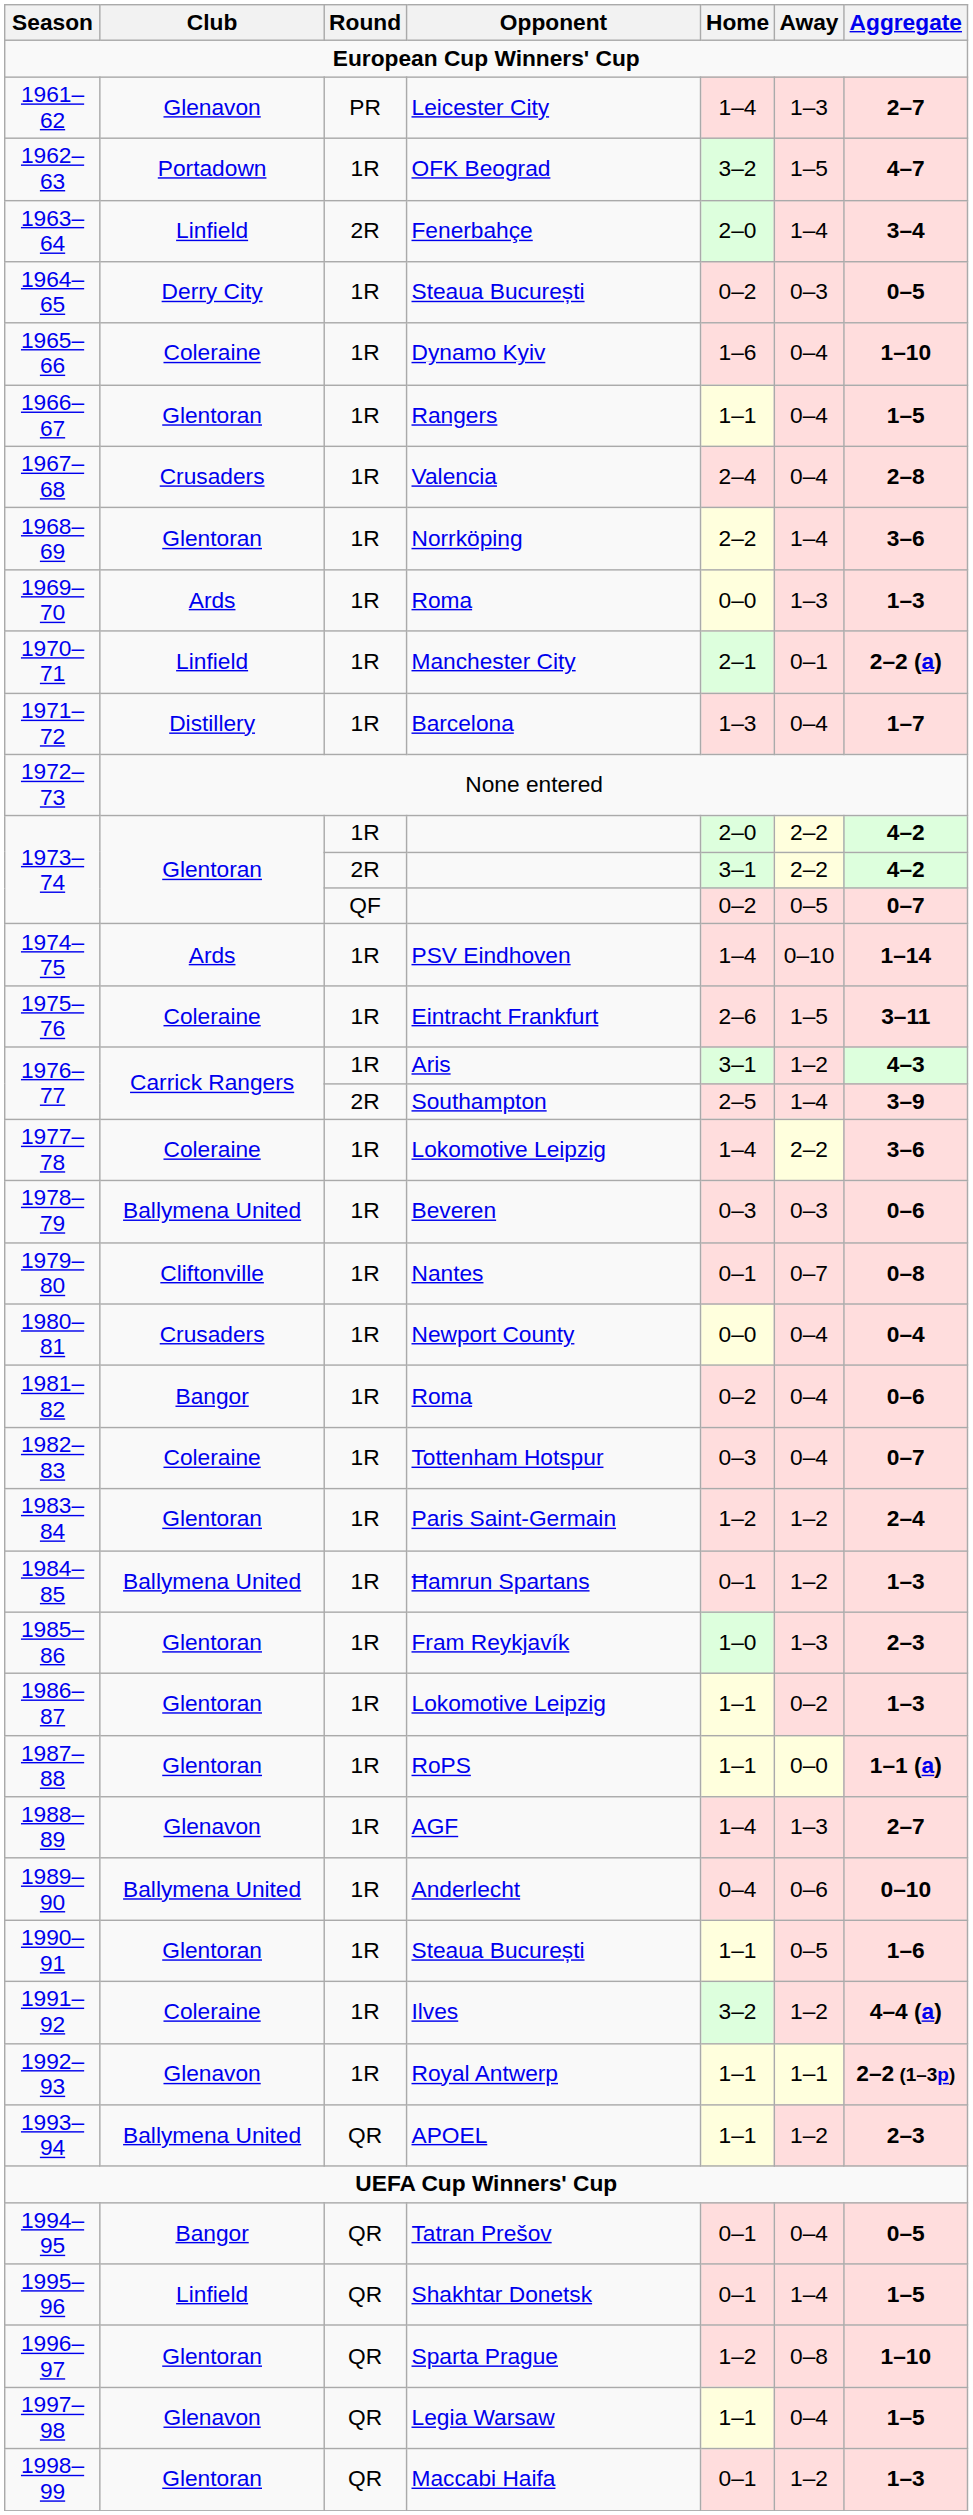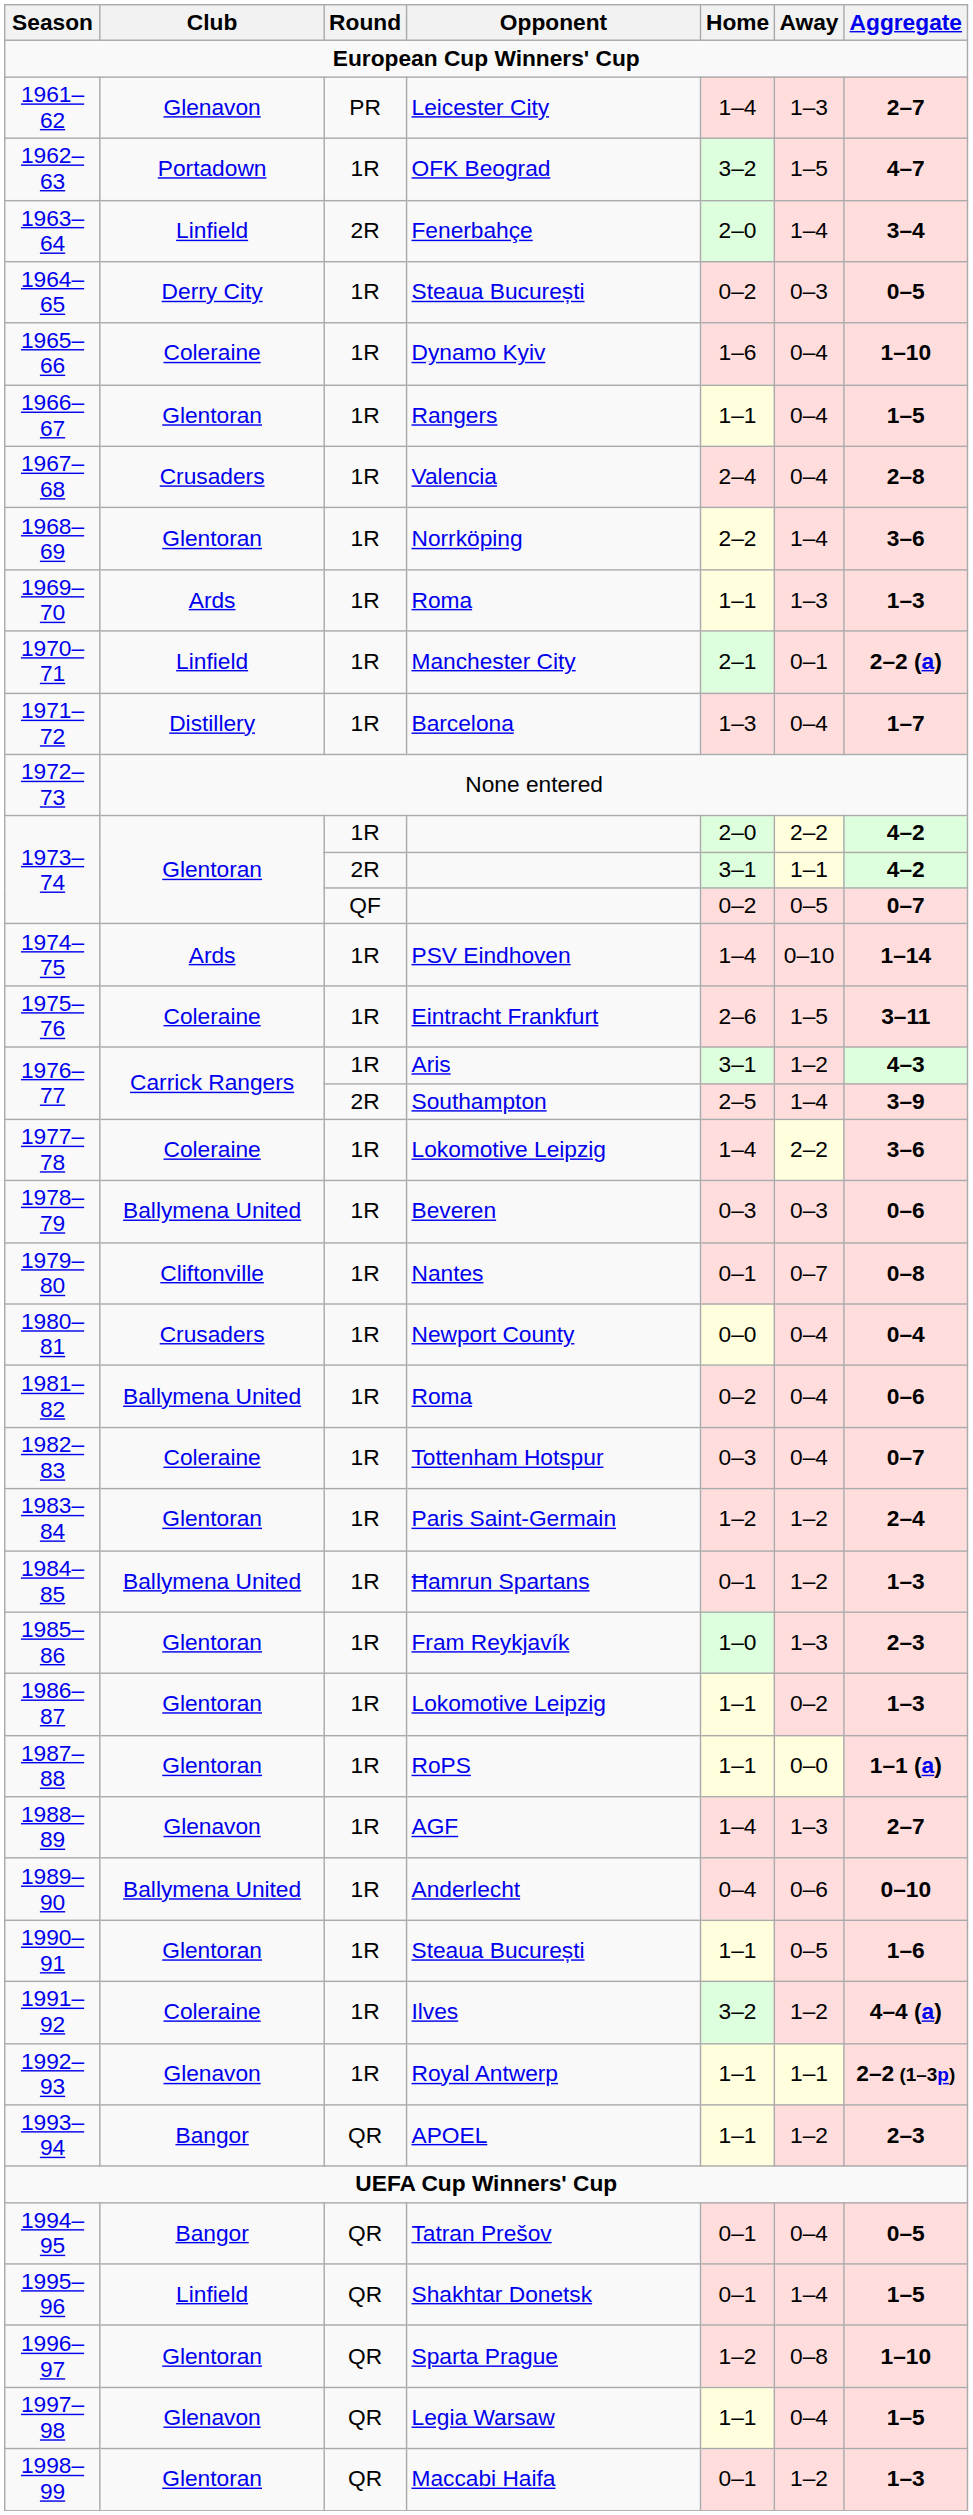(738, 600) 0–0 -> (738, 600) 1–1
(809, 869) 2–2 -> (809, 869) 1–1
(212, 1396) Bangor -> (212, 1396) Ballymena United
(212, 2135) Ballymena United -> (212, 2135) Bangor
